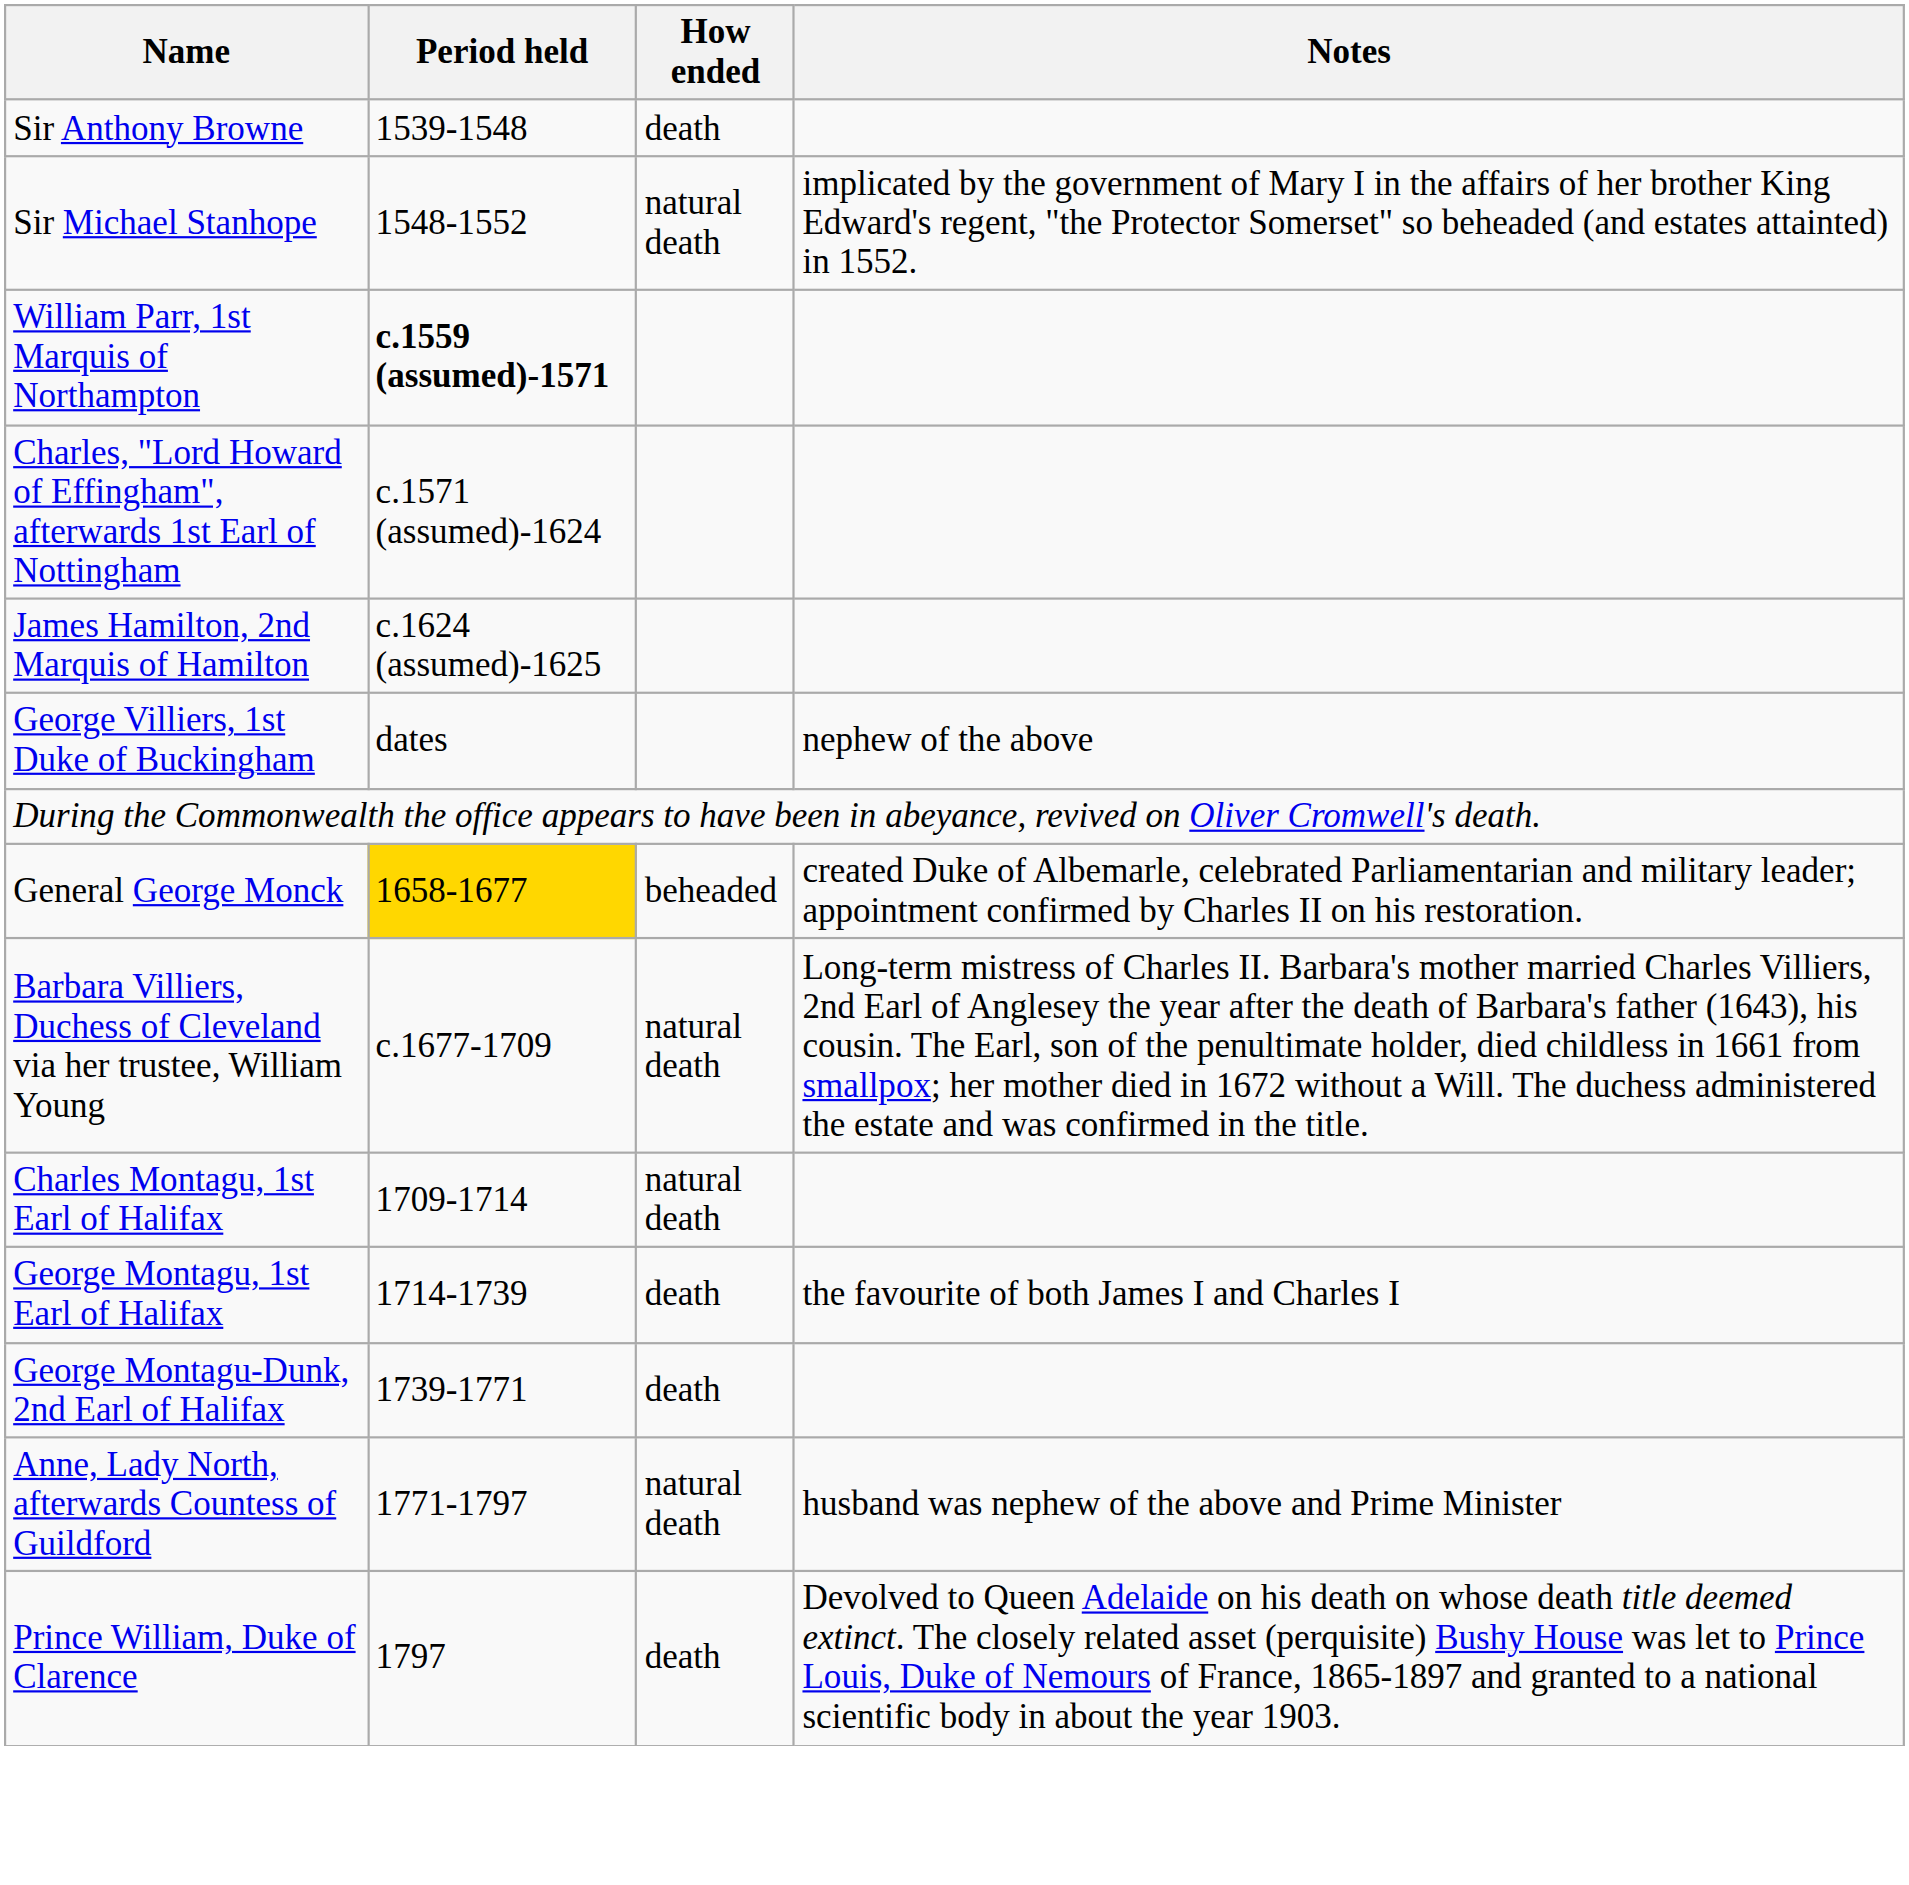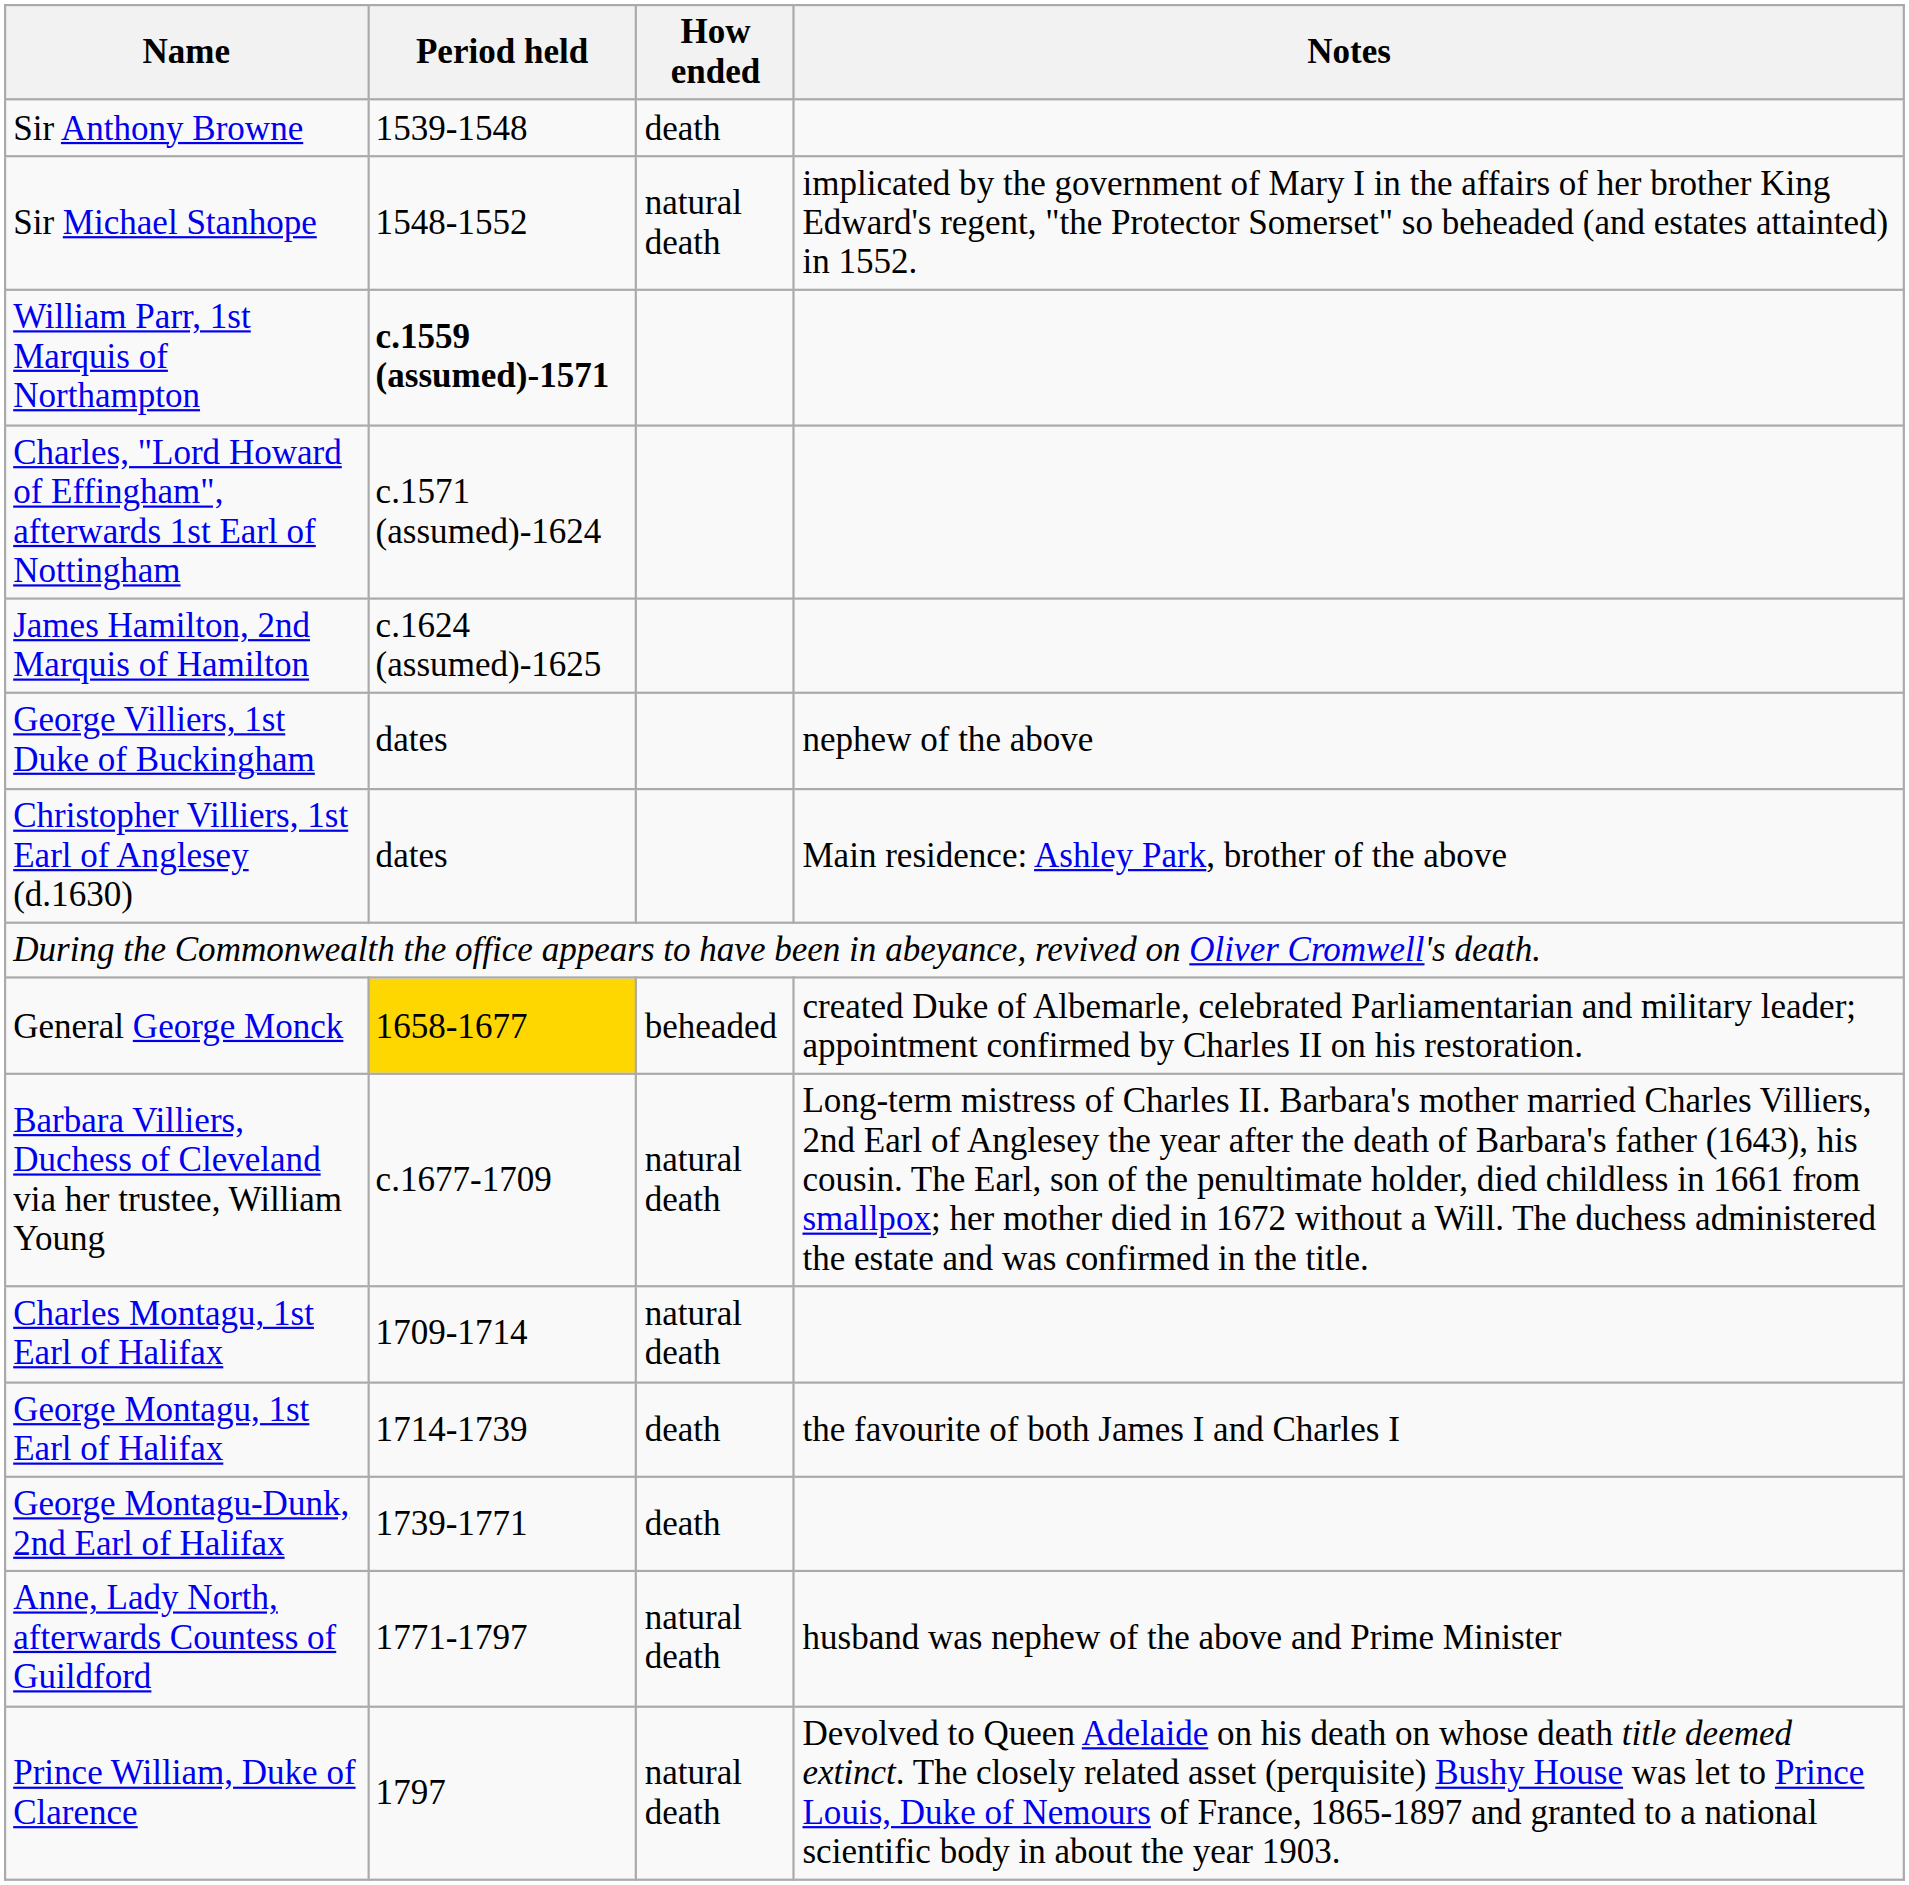+ row: (181, 854)
(683, 1657) death -> (693, 1792) natural death
